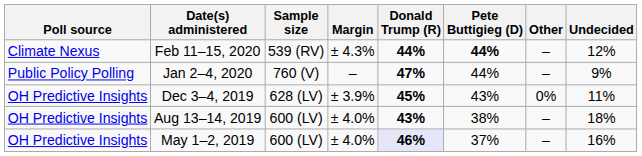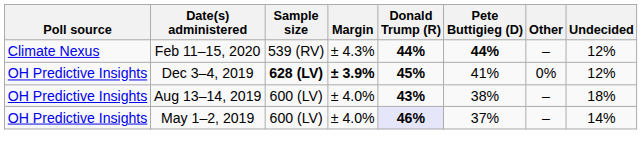- row: (208, 74)
(296, 96) normal -> (296, 74) bold
(353, 96) normal -> (353, 74) bold
(485, 96) 43% -> (485, 74) 41%
(601, 96) 11% -> (601, 74) 12%
(601, 141) 16% -> (601, 118) 14%
